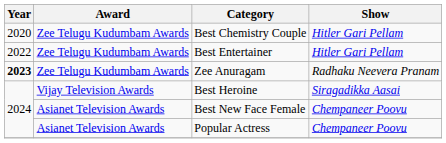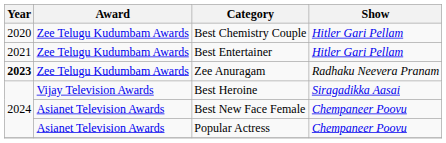(19, 52) 2022 -> (19, 52) 2021
